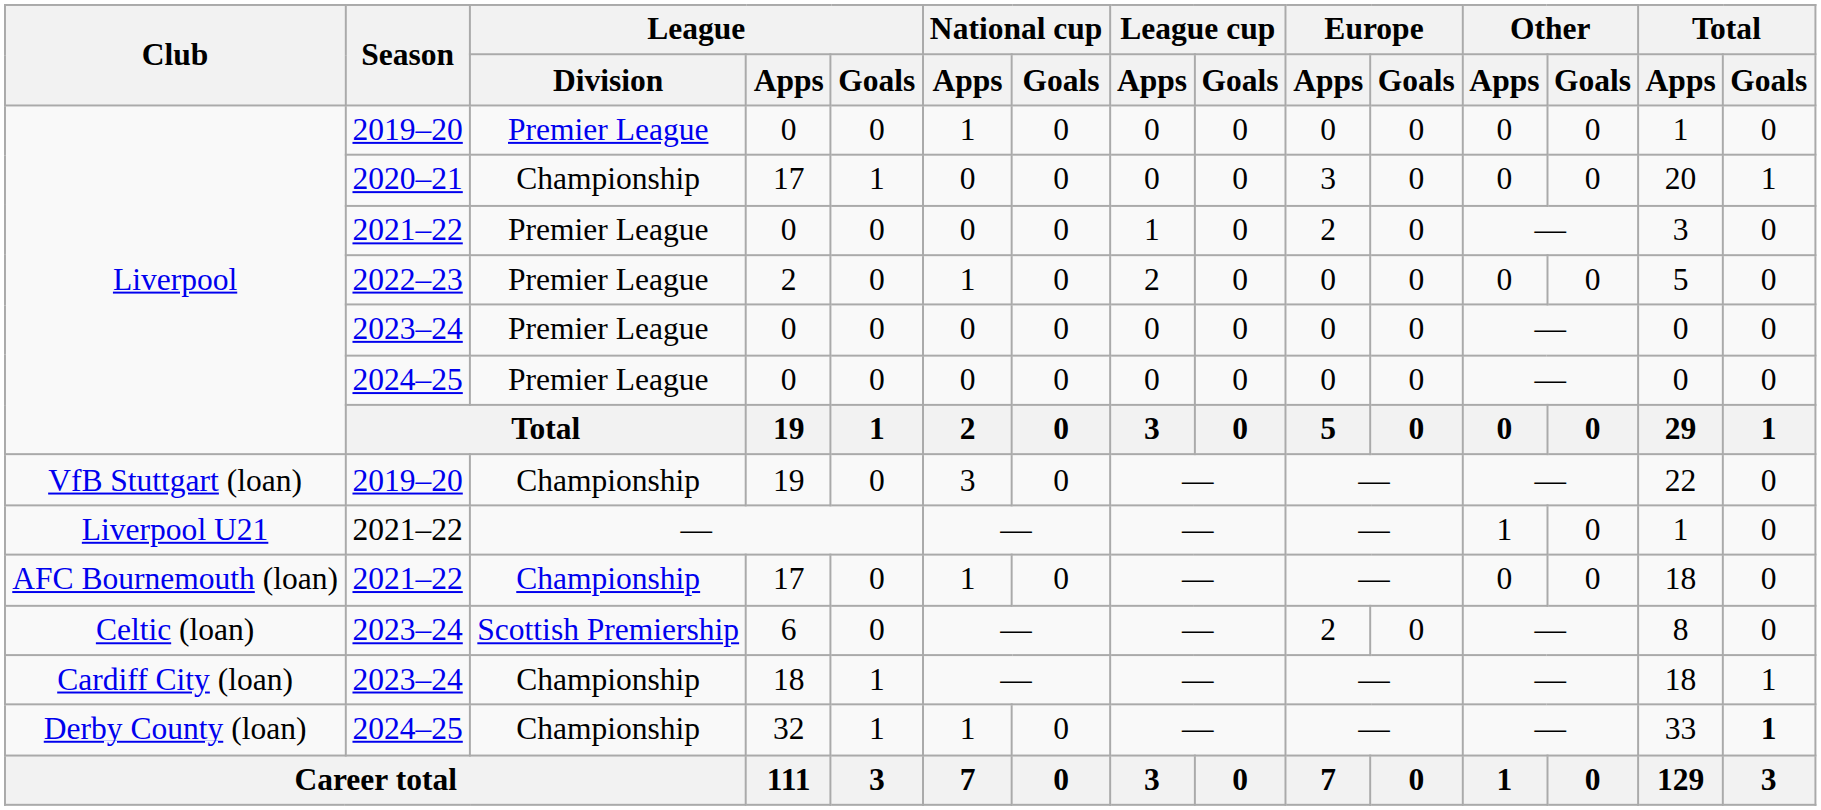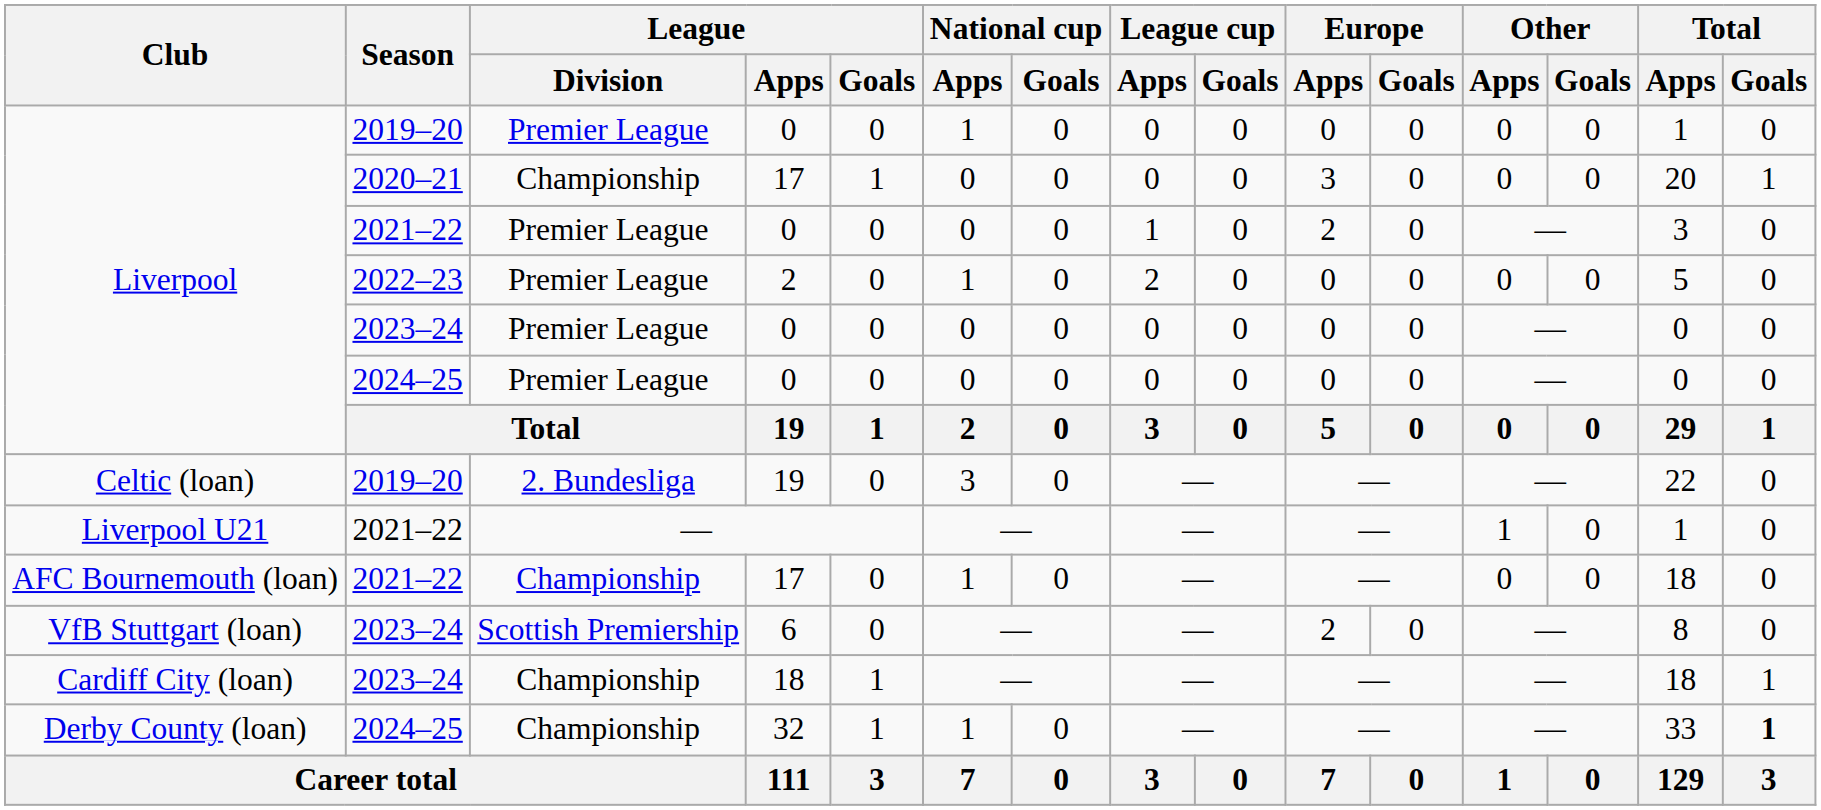(175, 479) VfB Stuttgart (loan) -> (175, 479) Celtic (loan)
(608, 479) Championship -> (608, 479) 2. Bundesliga
(175, 629) Celtic (loan) -> (175, 629) VfB Stuttgart (loan)
